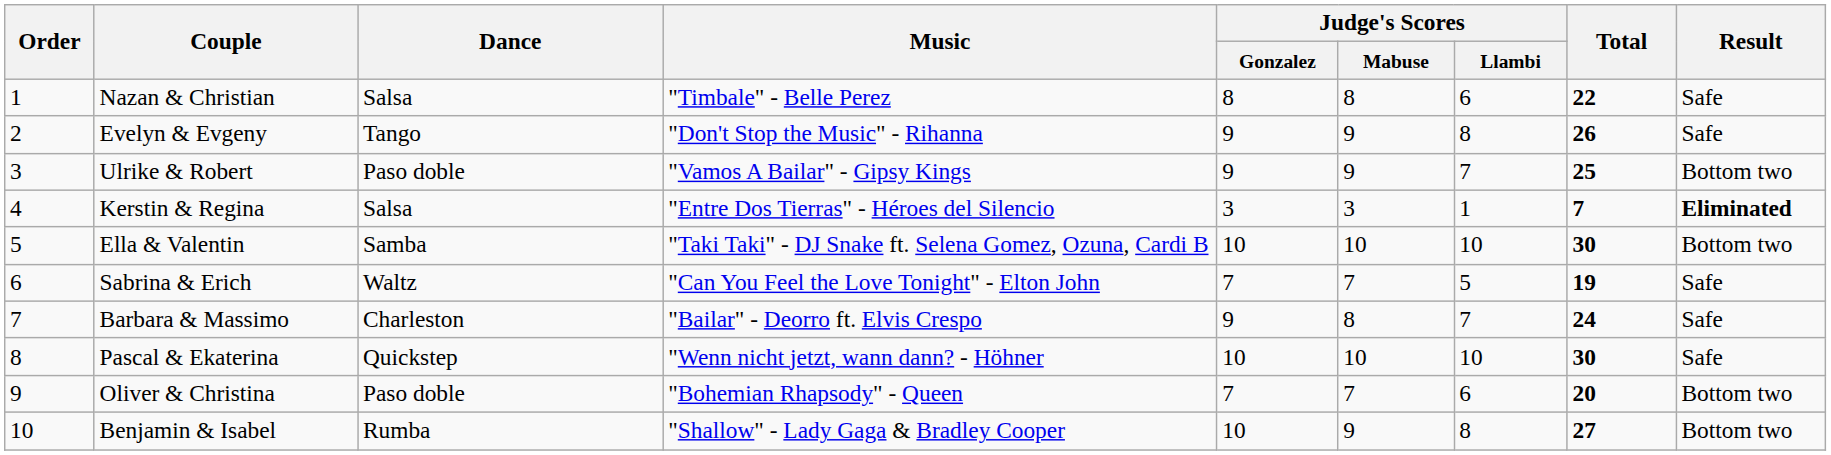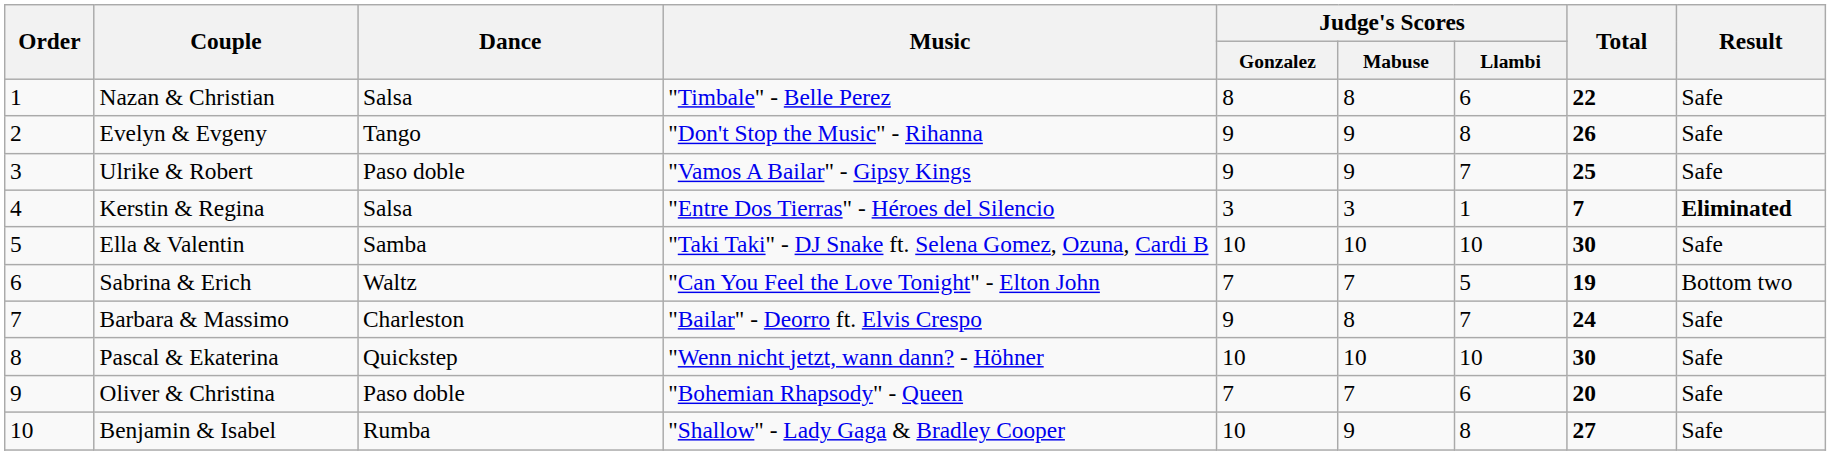(1737, 171) Bottom two -> (1702, 171) Safe
(1737, 245) Bottom two -> (1702, 245) Safe
(1702, 282) Safe -> (1737, 282) Bottom two
(1737, 393) Bottom two -> (1702, 393) Safe
(1737, 430) Bottom two -> (1702, 430) Safe
